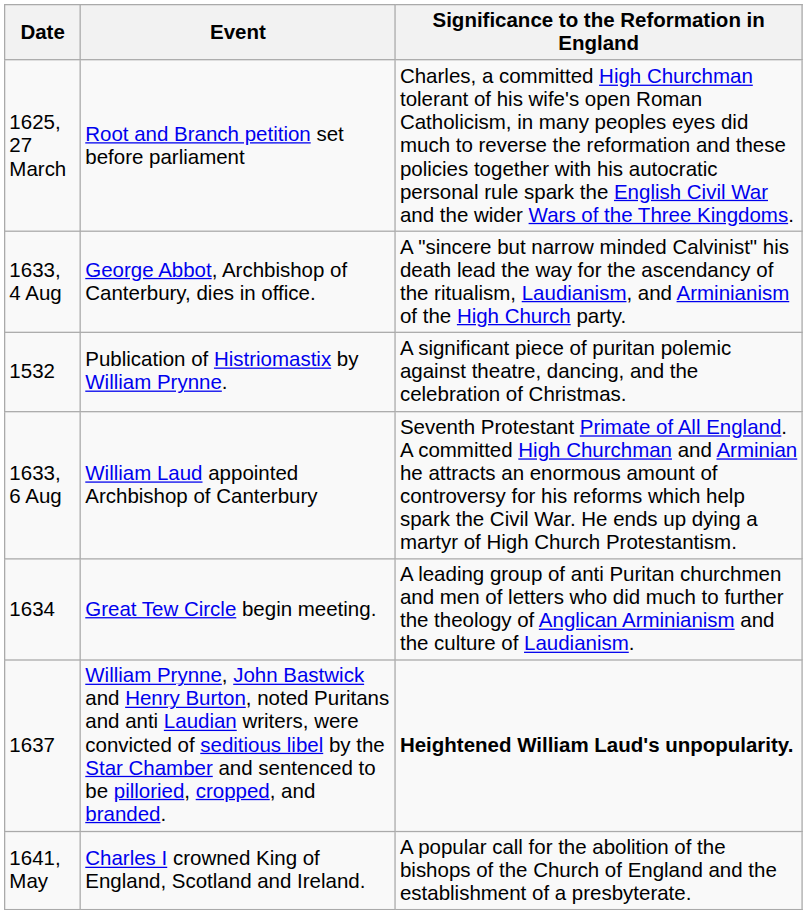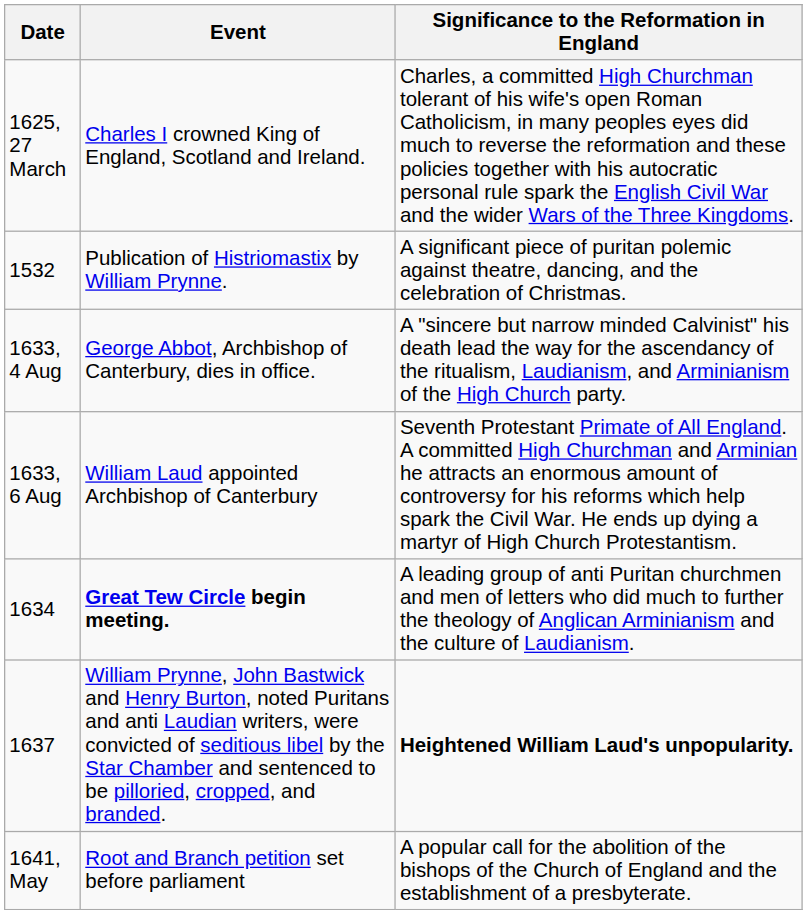(215, 145) Root and Branch petition set before parliament -> (225, 145) Charles I crowned King of England, Scotland and Ireland.
rows swapped: (32, 371) <-> (36, 281)
(231, 609) normal -> (195, 609) bold
(225, 870) Charles I crowned King of England, Scotland and Ireland. -> (215, 870) Root and Branch petition set before parliament
